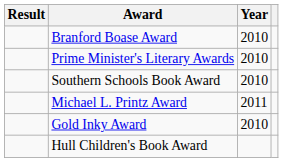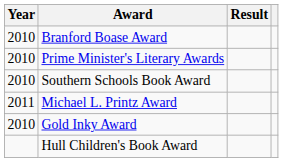columns swapped: (254, 15) <-> (26, 15)
